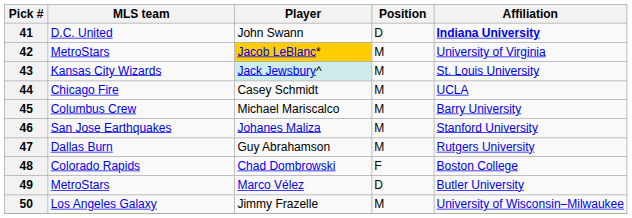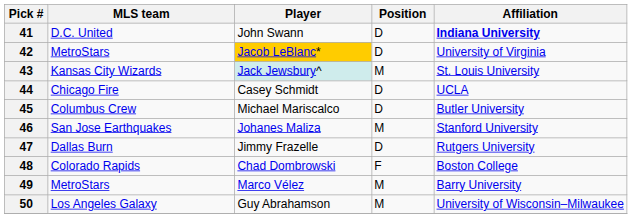(379, 52) M -> (379, 52) D
(379, 90) M -> (379, 90) D
(379, 109) M -> (379, 109) D
(479, 109) Barry University -> (480, 109) Butler University
(284, 147) Guy Abrahamson -> (278, 147) Jimmy Frazelle
(379, 147) M -> (379, 147) D
(379, 185) D -> (379, 185) M
(480, 185) Butler University -> (479, 185) Barry University
(278, 204) Jimmy Frazelle -> (284, 204) Guy Abrahamson
